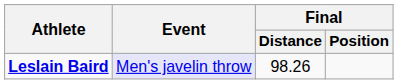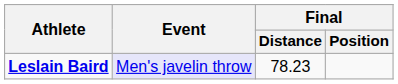(290, 67) 98.26 -> (290, 67) 78.23
